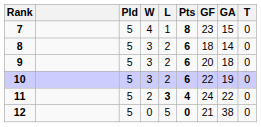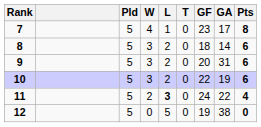columns swapped: (247, 12) <-> (187, 12)
(228, 29) 15 -> (224, 29) 17
(228, 63) 18 -> (224, 63) 31
(208, 113) 21 -> (204, 113) 19
